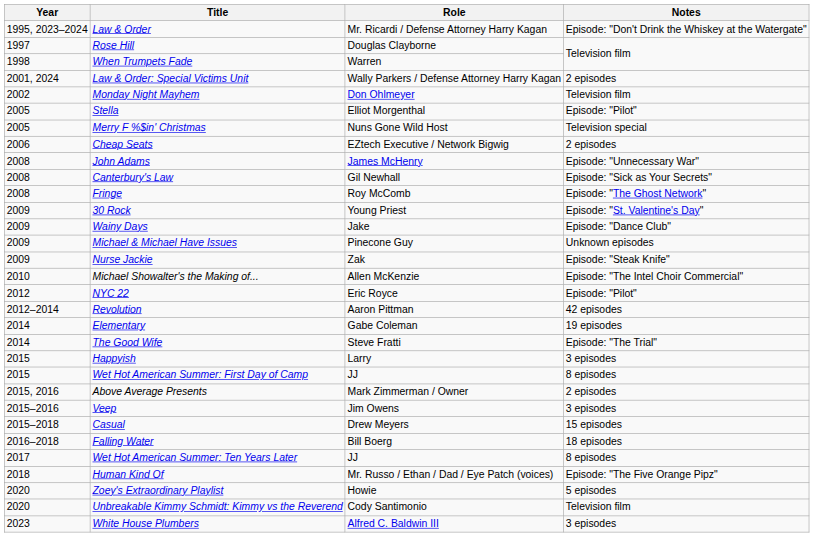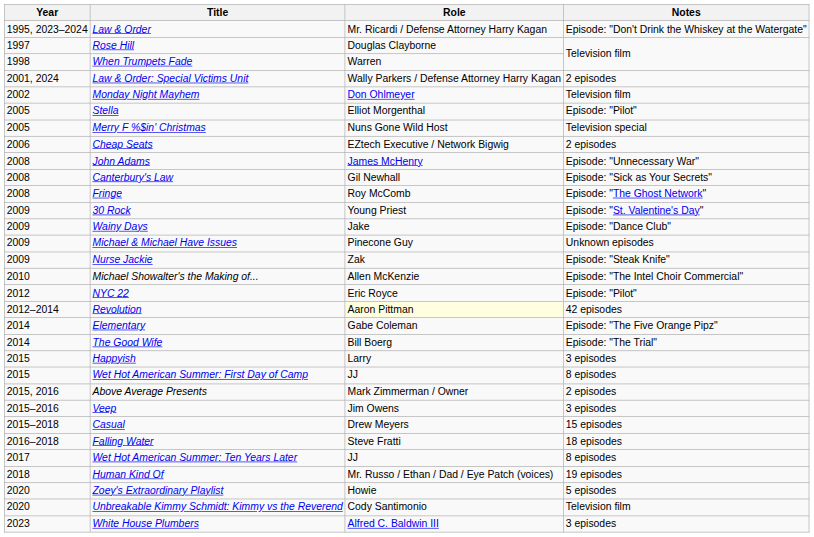(381, 309) no background -> (381, 309) lightyellow background
(594, 326) 19 episodes -> (642, 326) Episode: "The Five Orange Pipz"
(374, 342) Steve Fratti -> (370, 342) Bill Boerg
(370, 441) Bill Boerg -> (374, 441) Steve Fratti
(642, 474) Episode: "The Five Orange Pipz" -> (594, 474) 19 episodes
